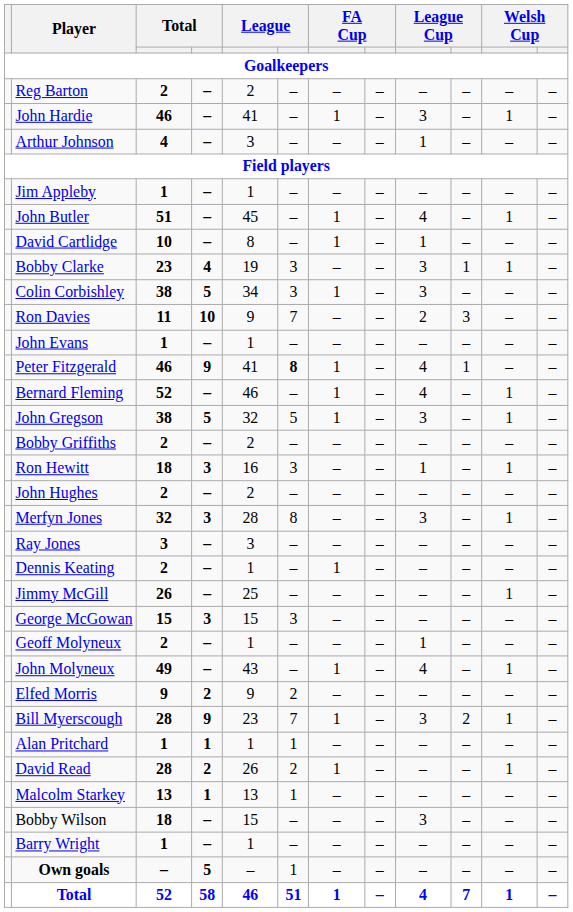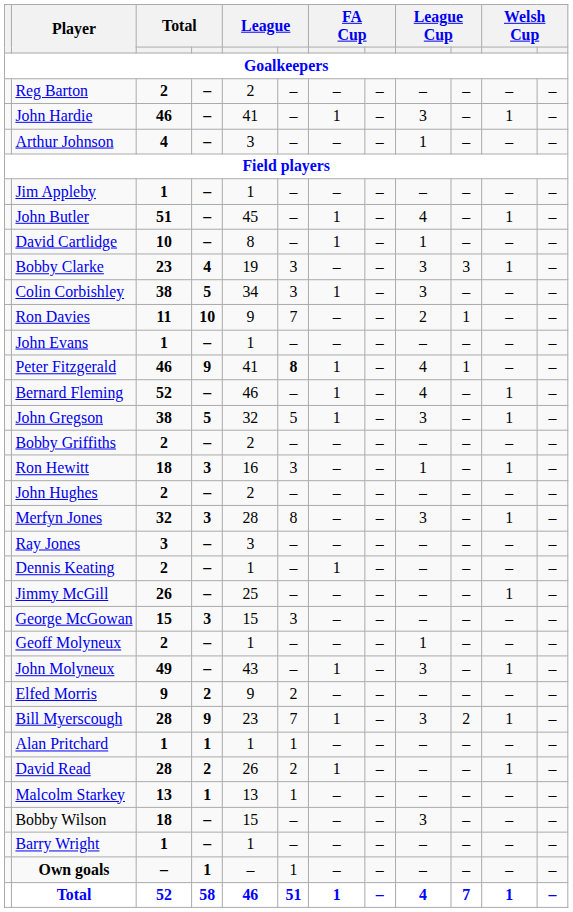(466, 267) 1 -> (466, 267) 3
(466, 317) 3 -> (466, 317) 1
(423, 668) 4 -> (423, 668) 3
(207, 869) 5 -> (207, 869) 1
